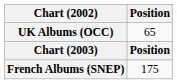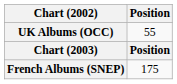(150, 32) 65 -> (150, 32) 55
